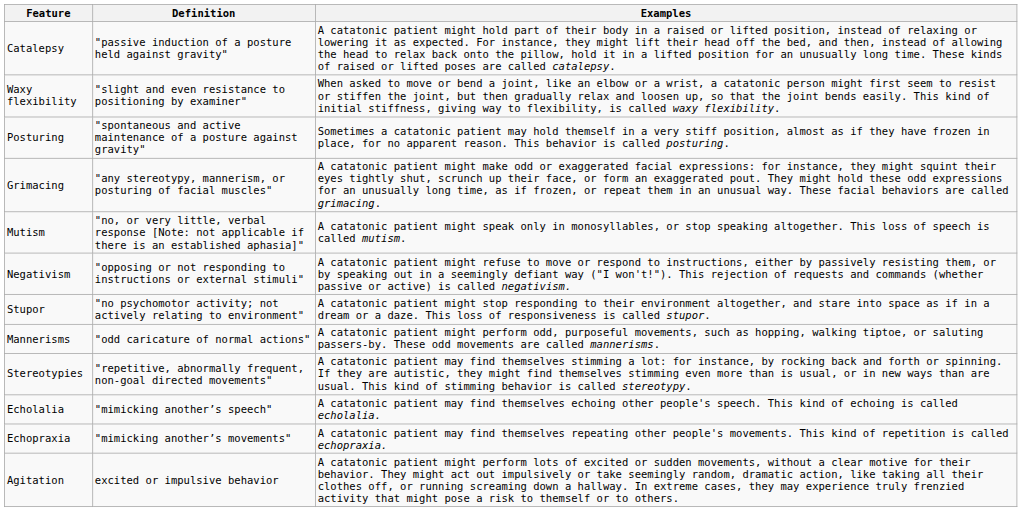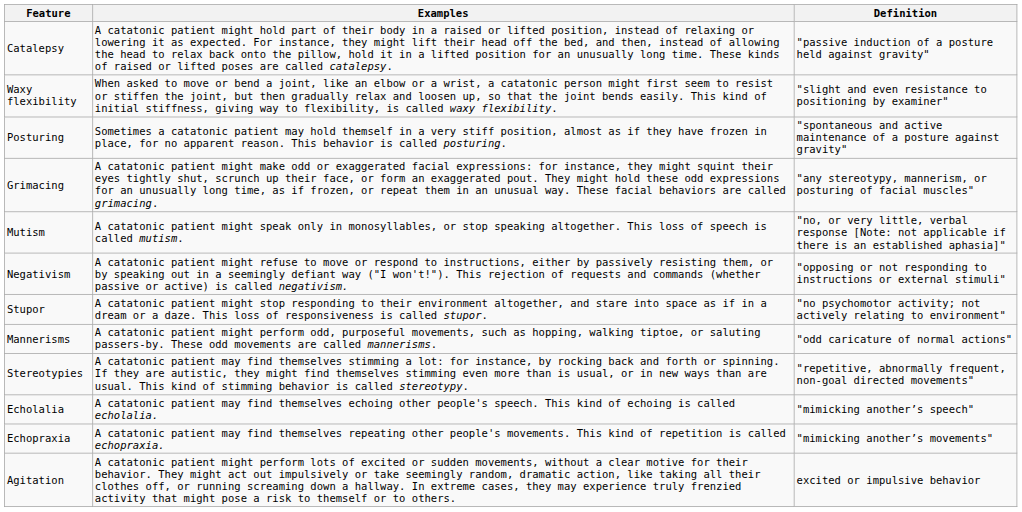columns swapped: (204, 13) <-> (666, 13)
